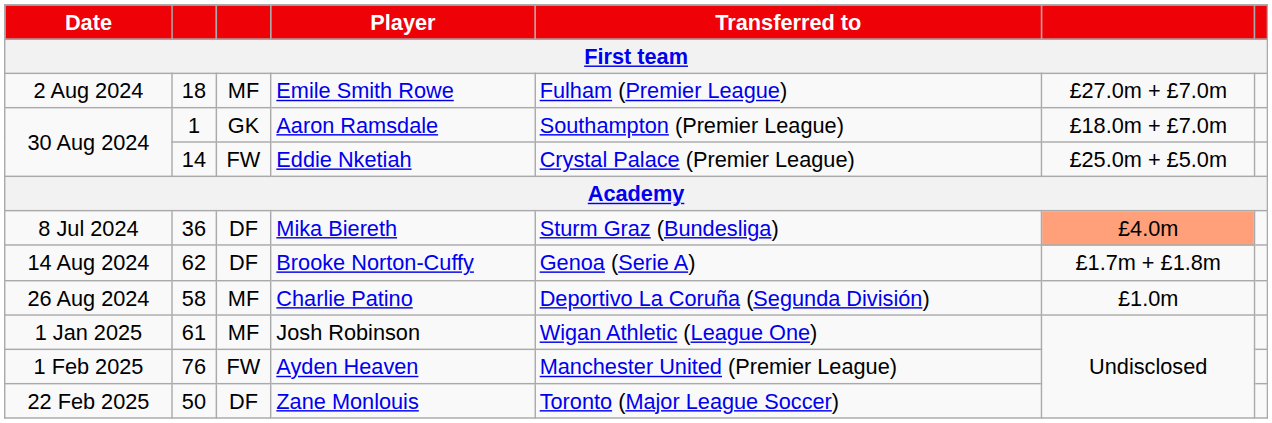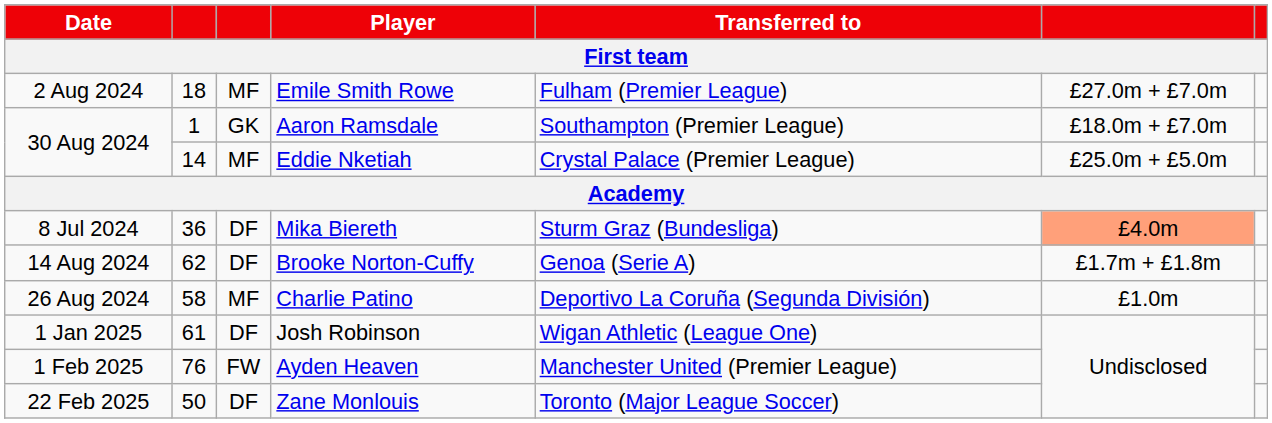(243, 160) FW -> (243, 160) MF
(243, 332) MF -> (243, 332) DF
